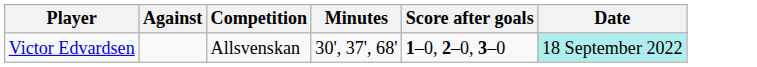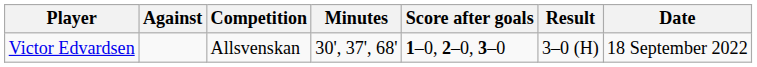+ column: (570, 18)
(612, 47) paleturquoise background -> (677, 47) no background
